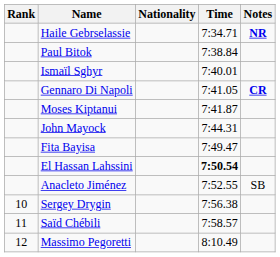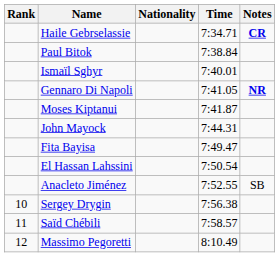(258, 33) NR -> (257, 33) CR
(258, 90) CR -> (257, 90) NR
(220, 166) bold -> (219, 166) normal
